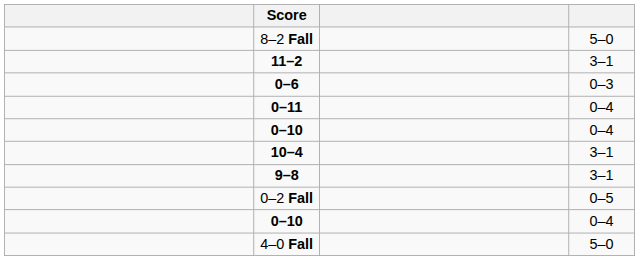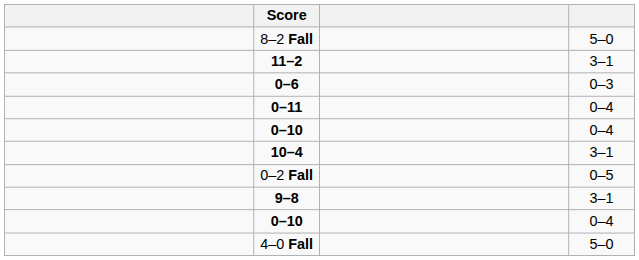rows swapped: (287, 198) <-> (287, 175)
